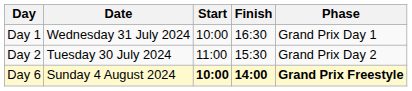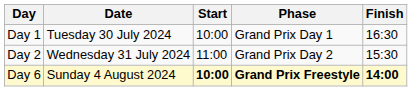columns swapped: (254, 14) <-> (341, 14)
(118, 34) Wednesday 31 July 2024 -> (109, 34) Tuesday 30 July 2024
(109, 55) Tuesday 30 July 2024 -> (118, 55) Wednesday 31 July 2024
